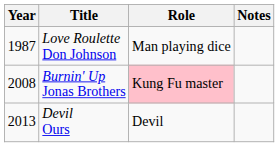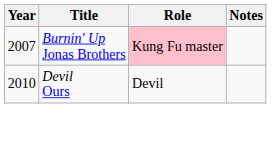- row: (81, 45)
(22, 84) 2008 -> (22, 45) 2007
(22, 122) 2013 -> (22, 84) 2010
